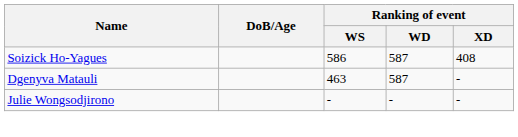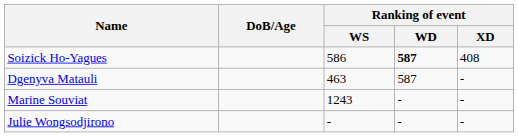(399, 57) normal -> (407, 57) bold
+ row: (47, 100)
